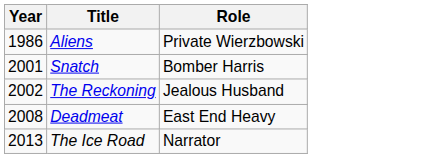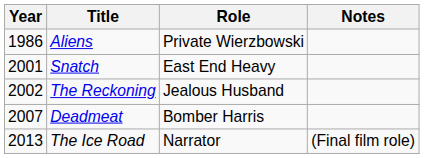+ column: (363, 16)
(213, 66) Bomber Harris -> (219, 66) East End Heavy
(26, 116) 2008 -> (26, 116) 2007
(219, 116) East End Heavy -> (213, 116) Bomber Harris
